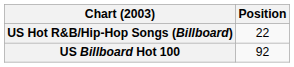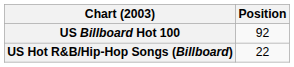rows swapped: (120, 52) <-> (120, 33)
